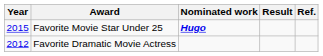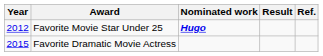(18, 28) 2015 -> (18, 28) 2012
(18, 43) 2012 -> (18, 43) 2015
